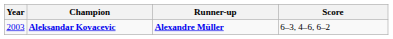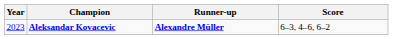(16, 27) 2003 -> (16, 27) 2023
